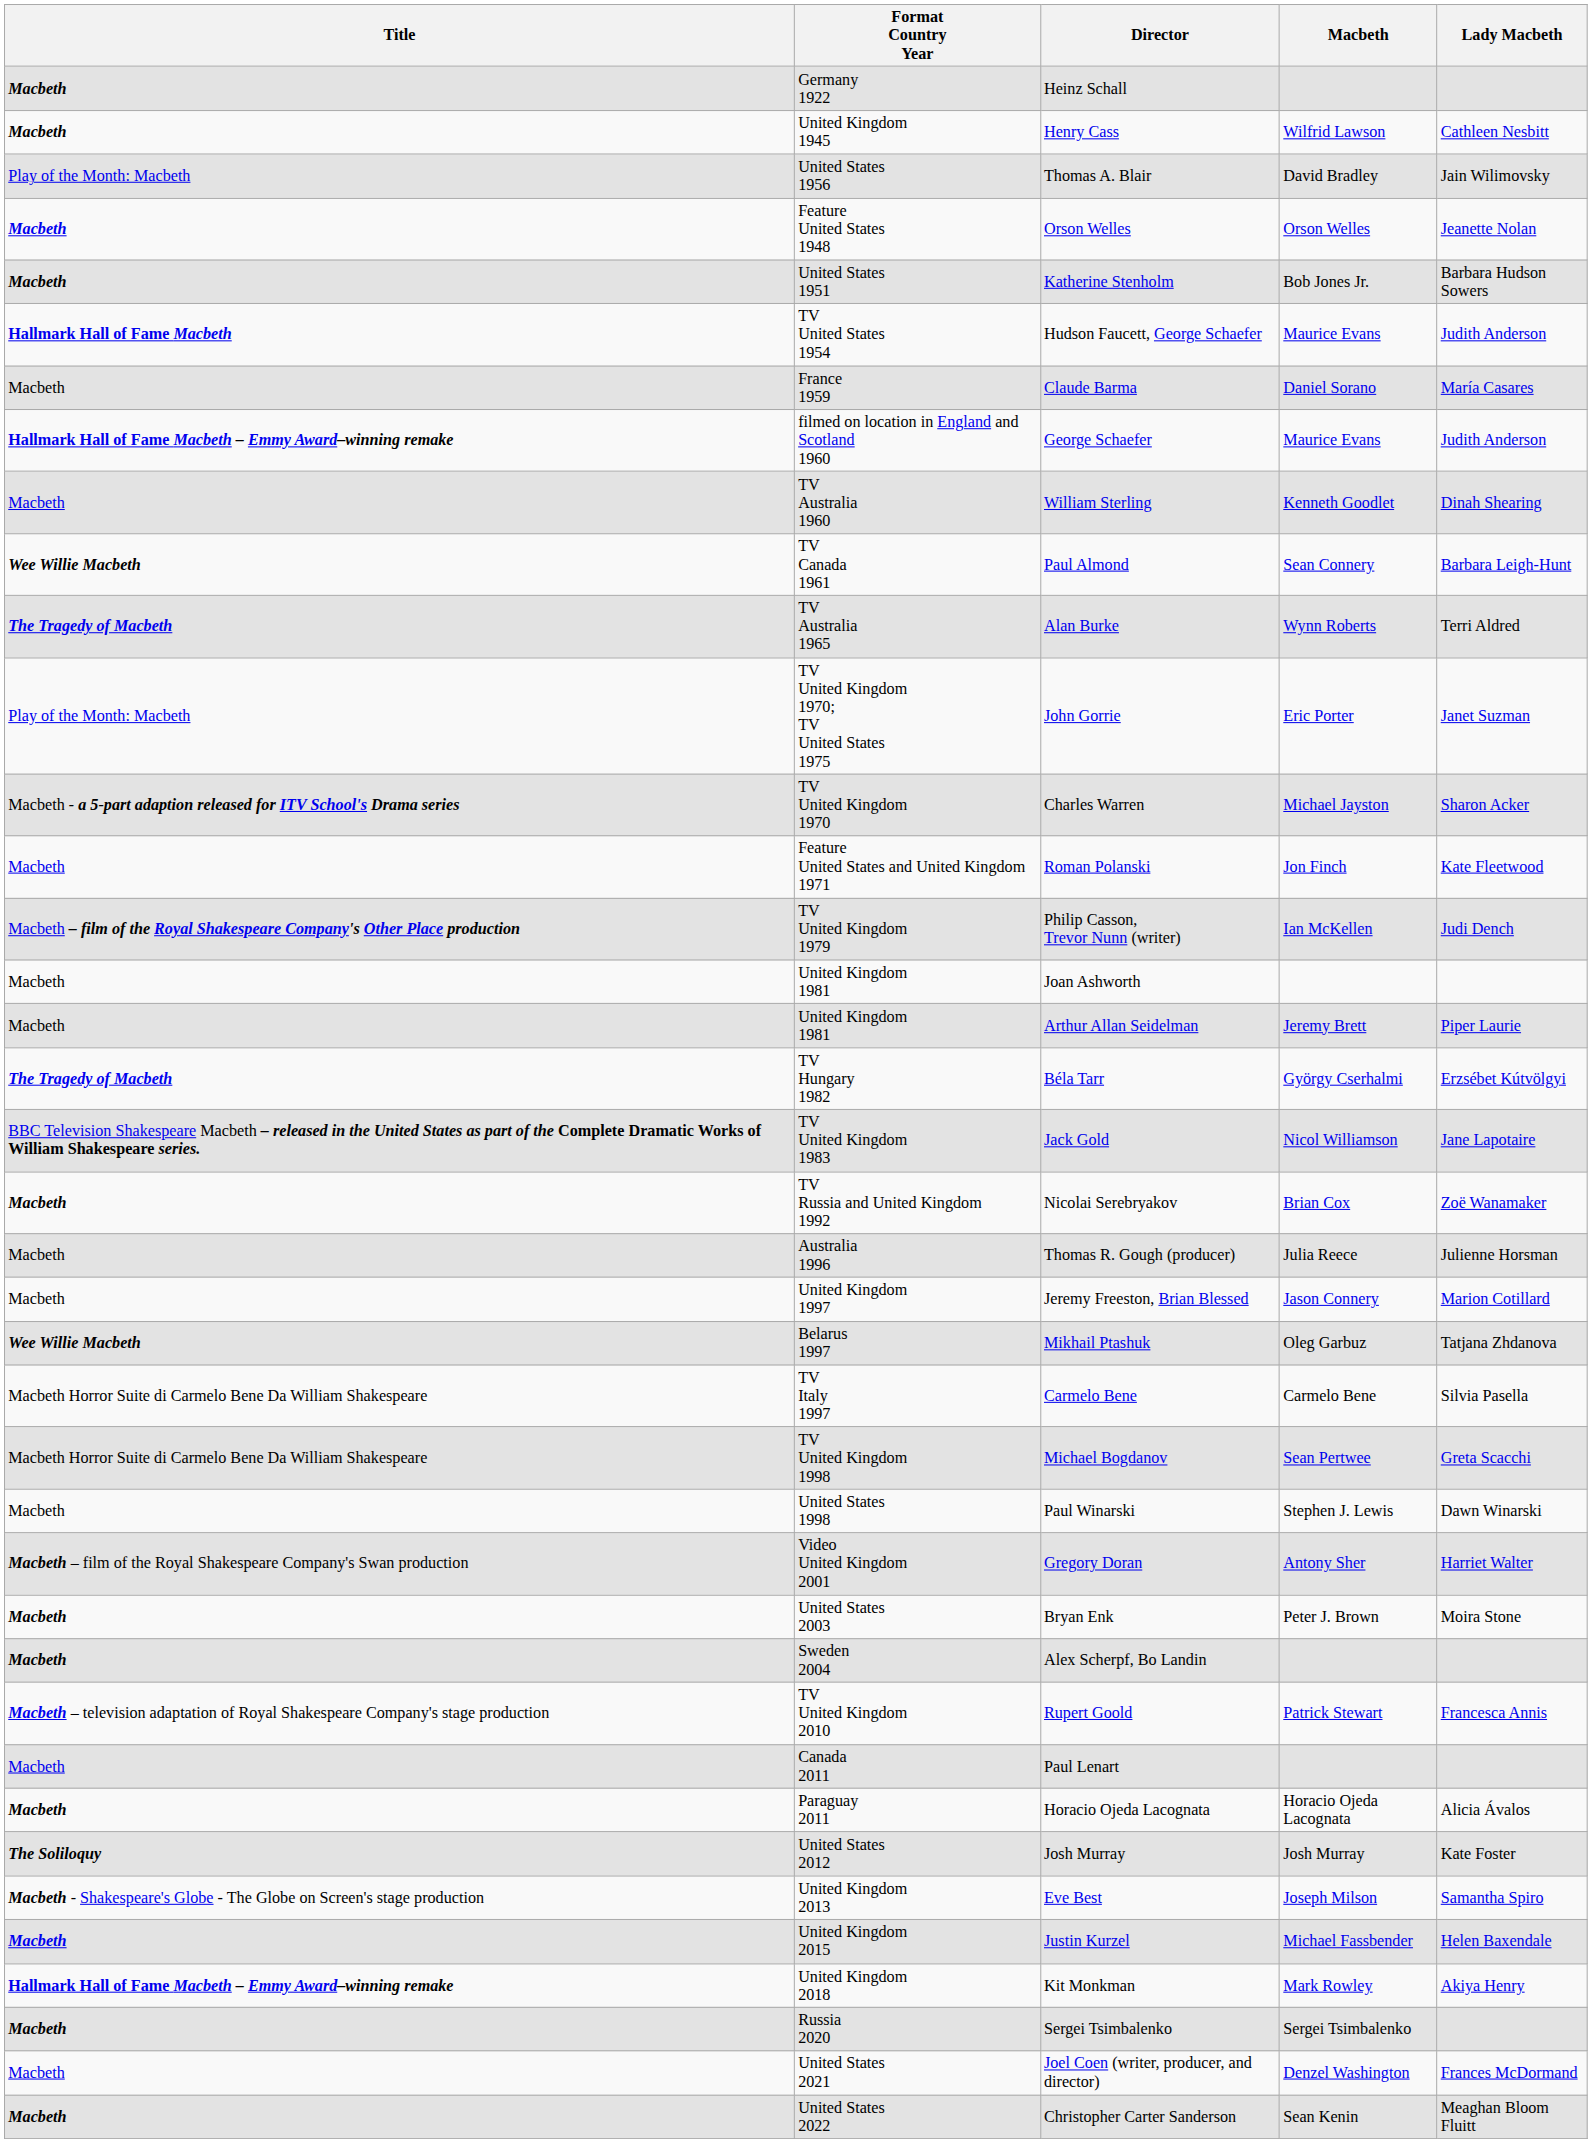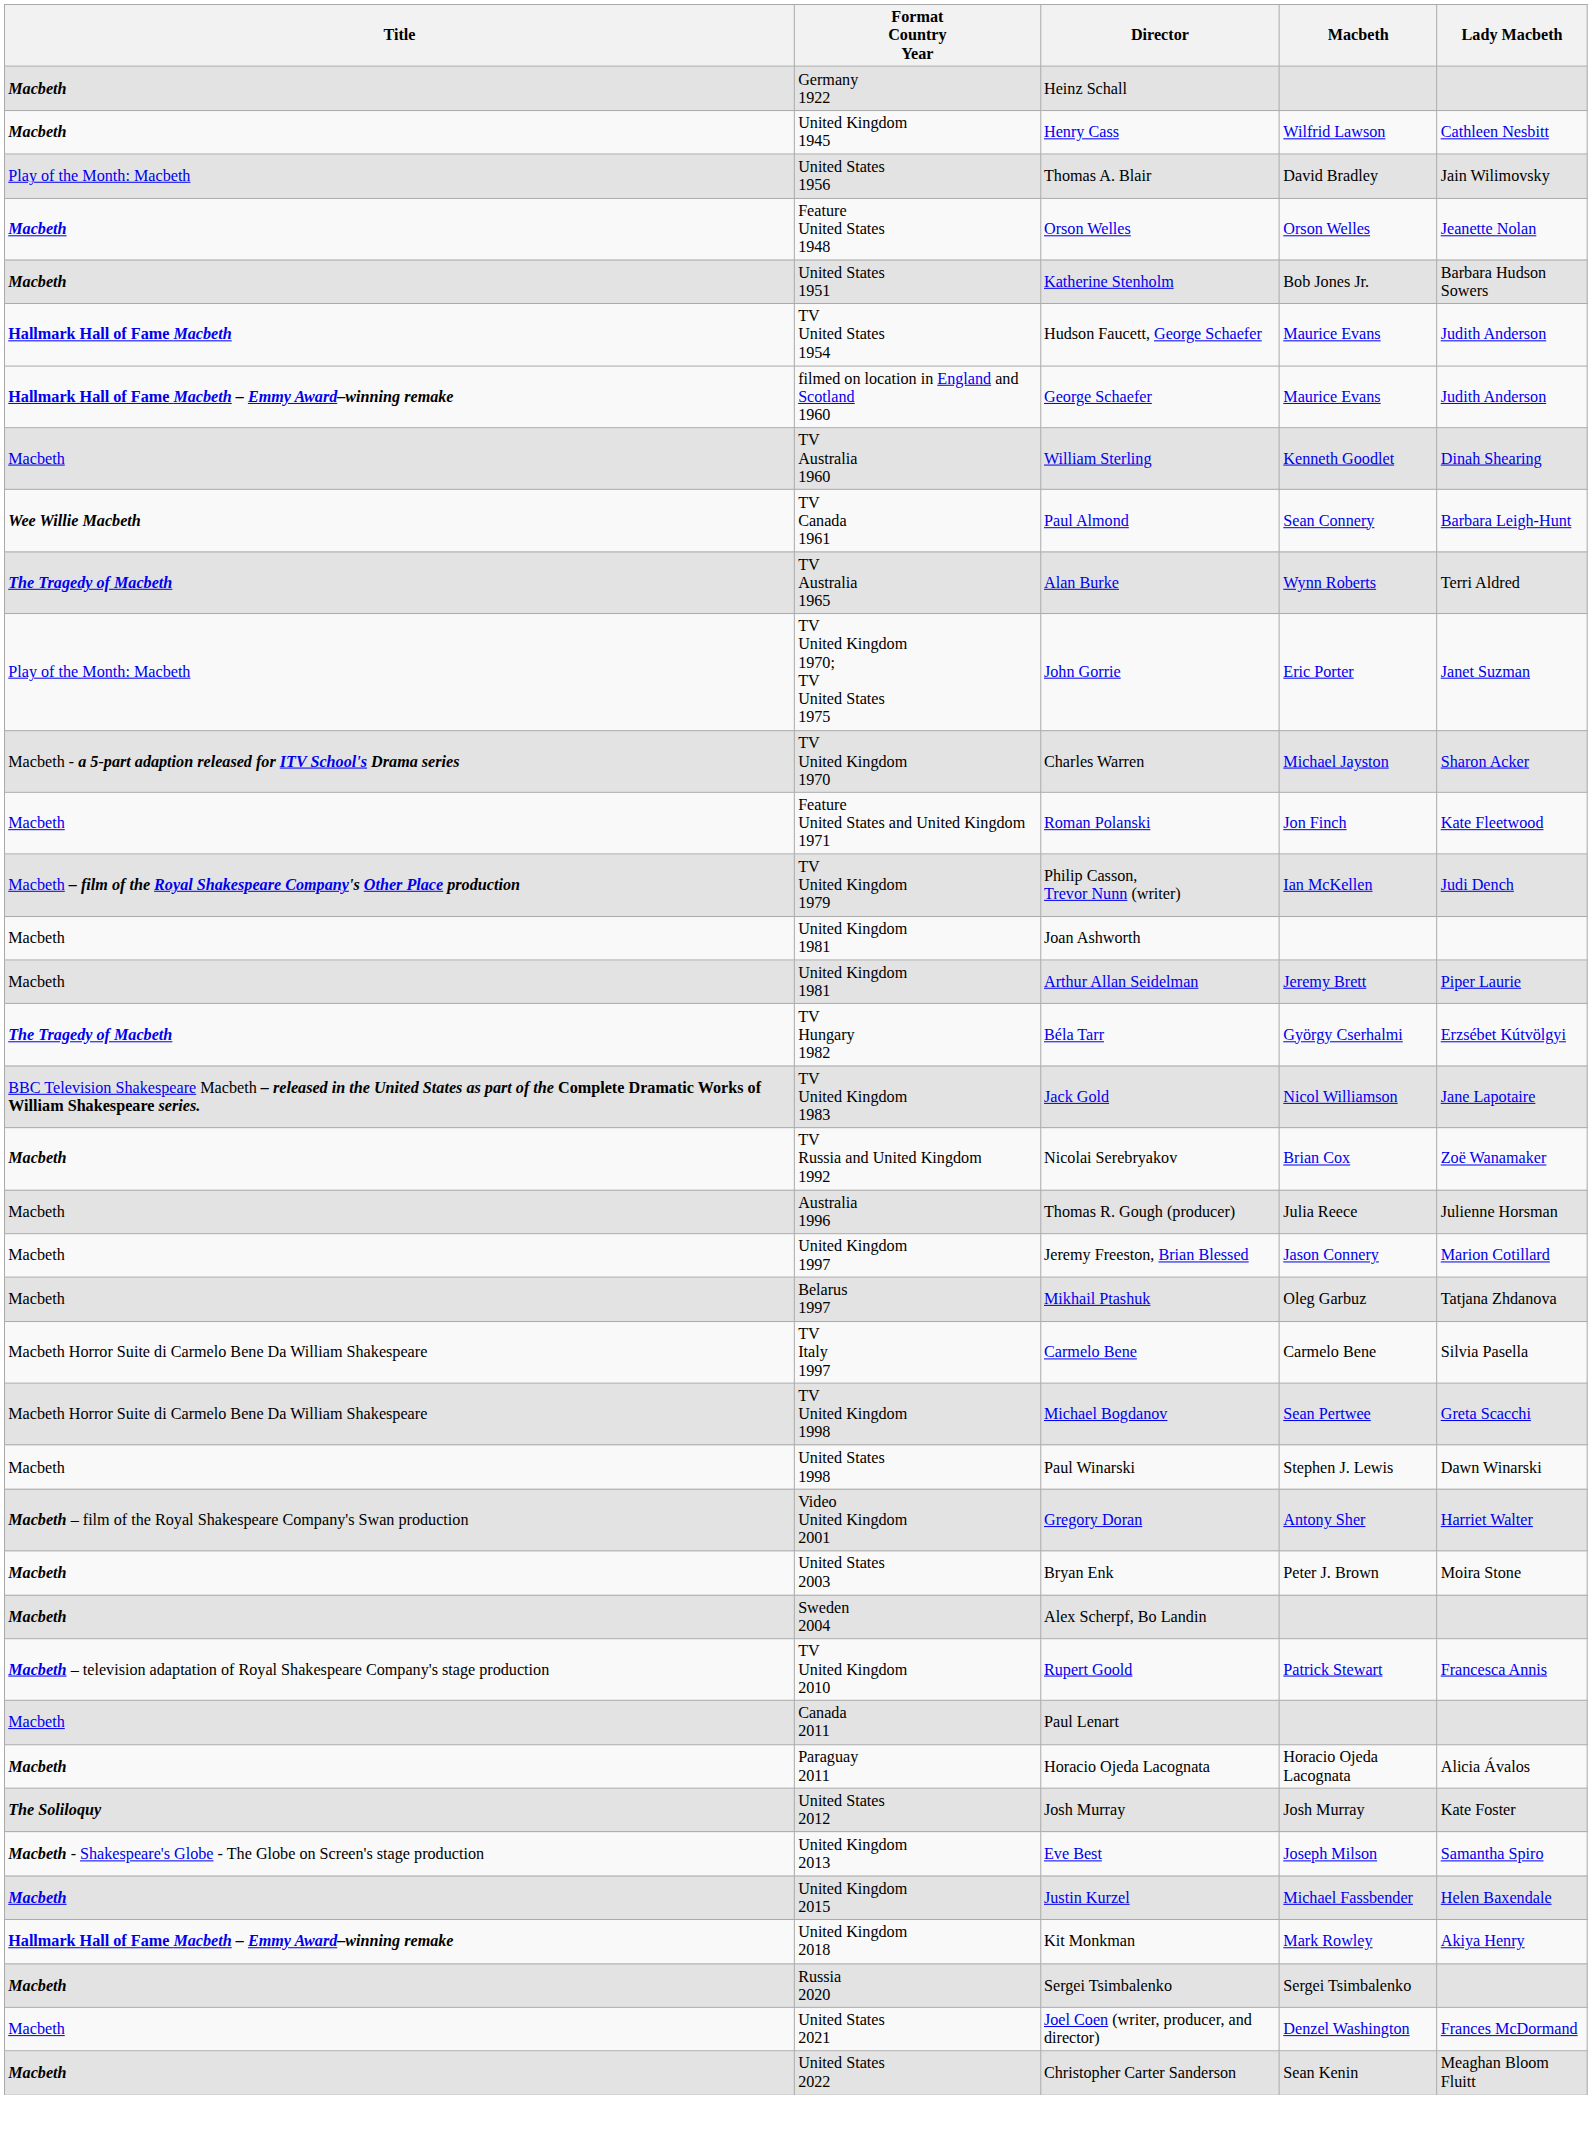- row: (1090, 387)
(75, 1343) Wee Willie Macbeth -> (37, 1299) Macbeth
